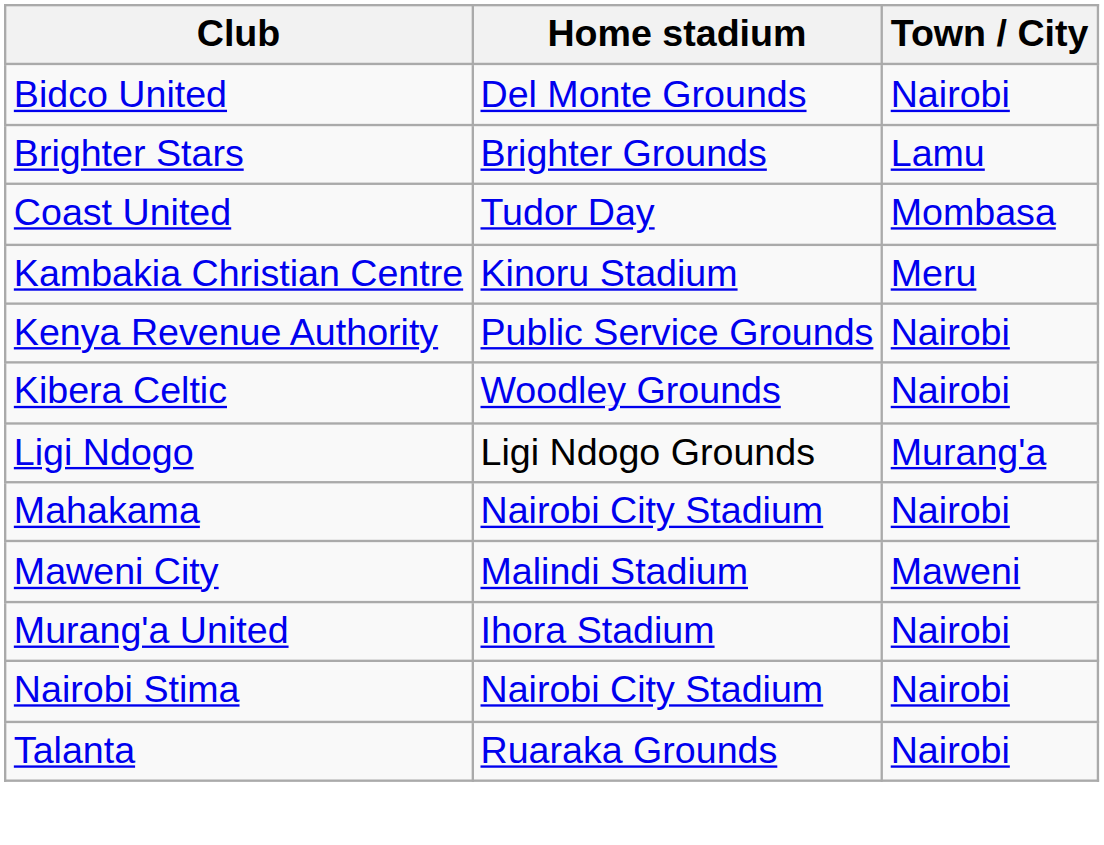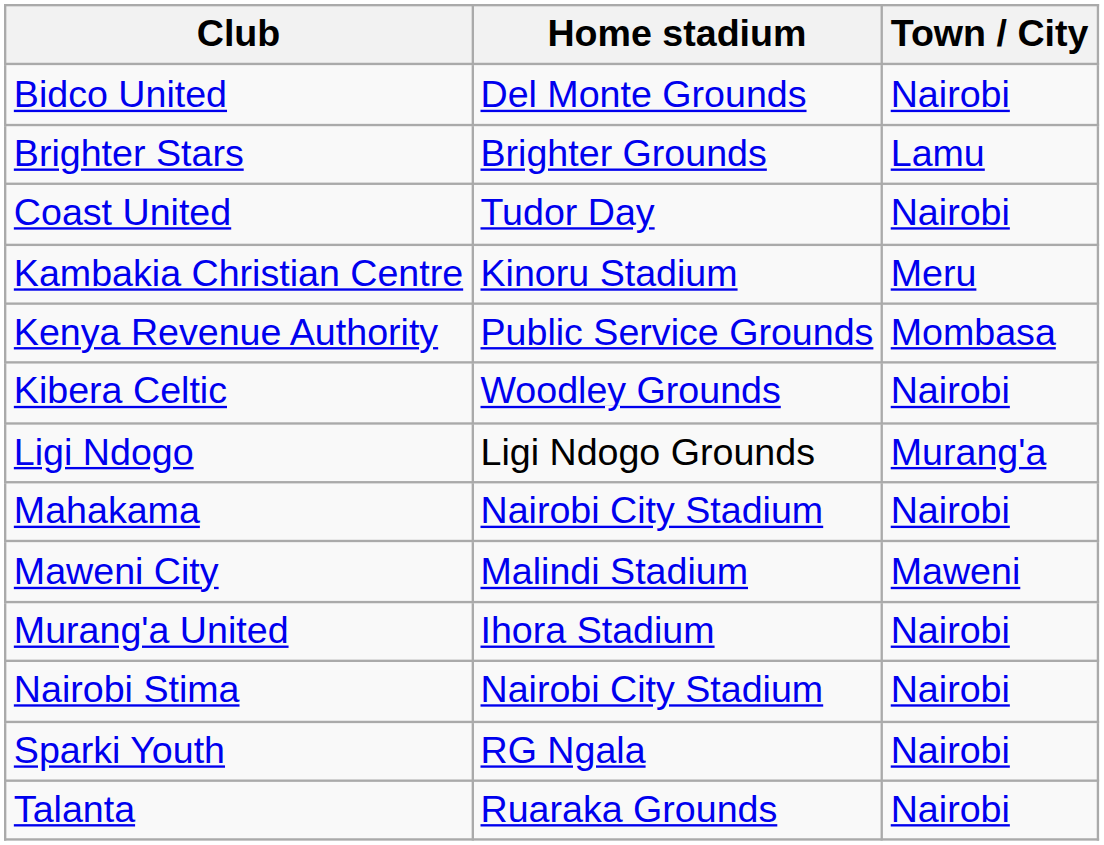(973, 213) Mombasa -> (950, 213) Nairobi
(950, 332) Nairobi -> (973, 332) Mombasa
+ row: (119, 749)
